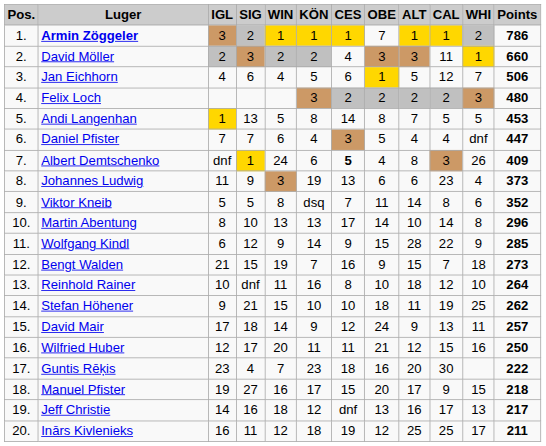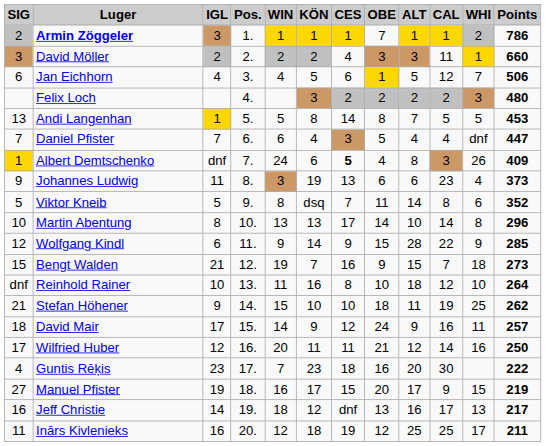columns swapped: (21, 14) <-> (250, 14)
(446, 327) 13 -> (446, 327) 16
(446, 347) 15 -> (446, 347) 14
(517, 389) 218 -> (517, 389) 219
